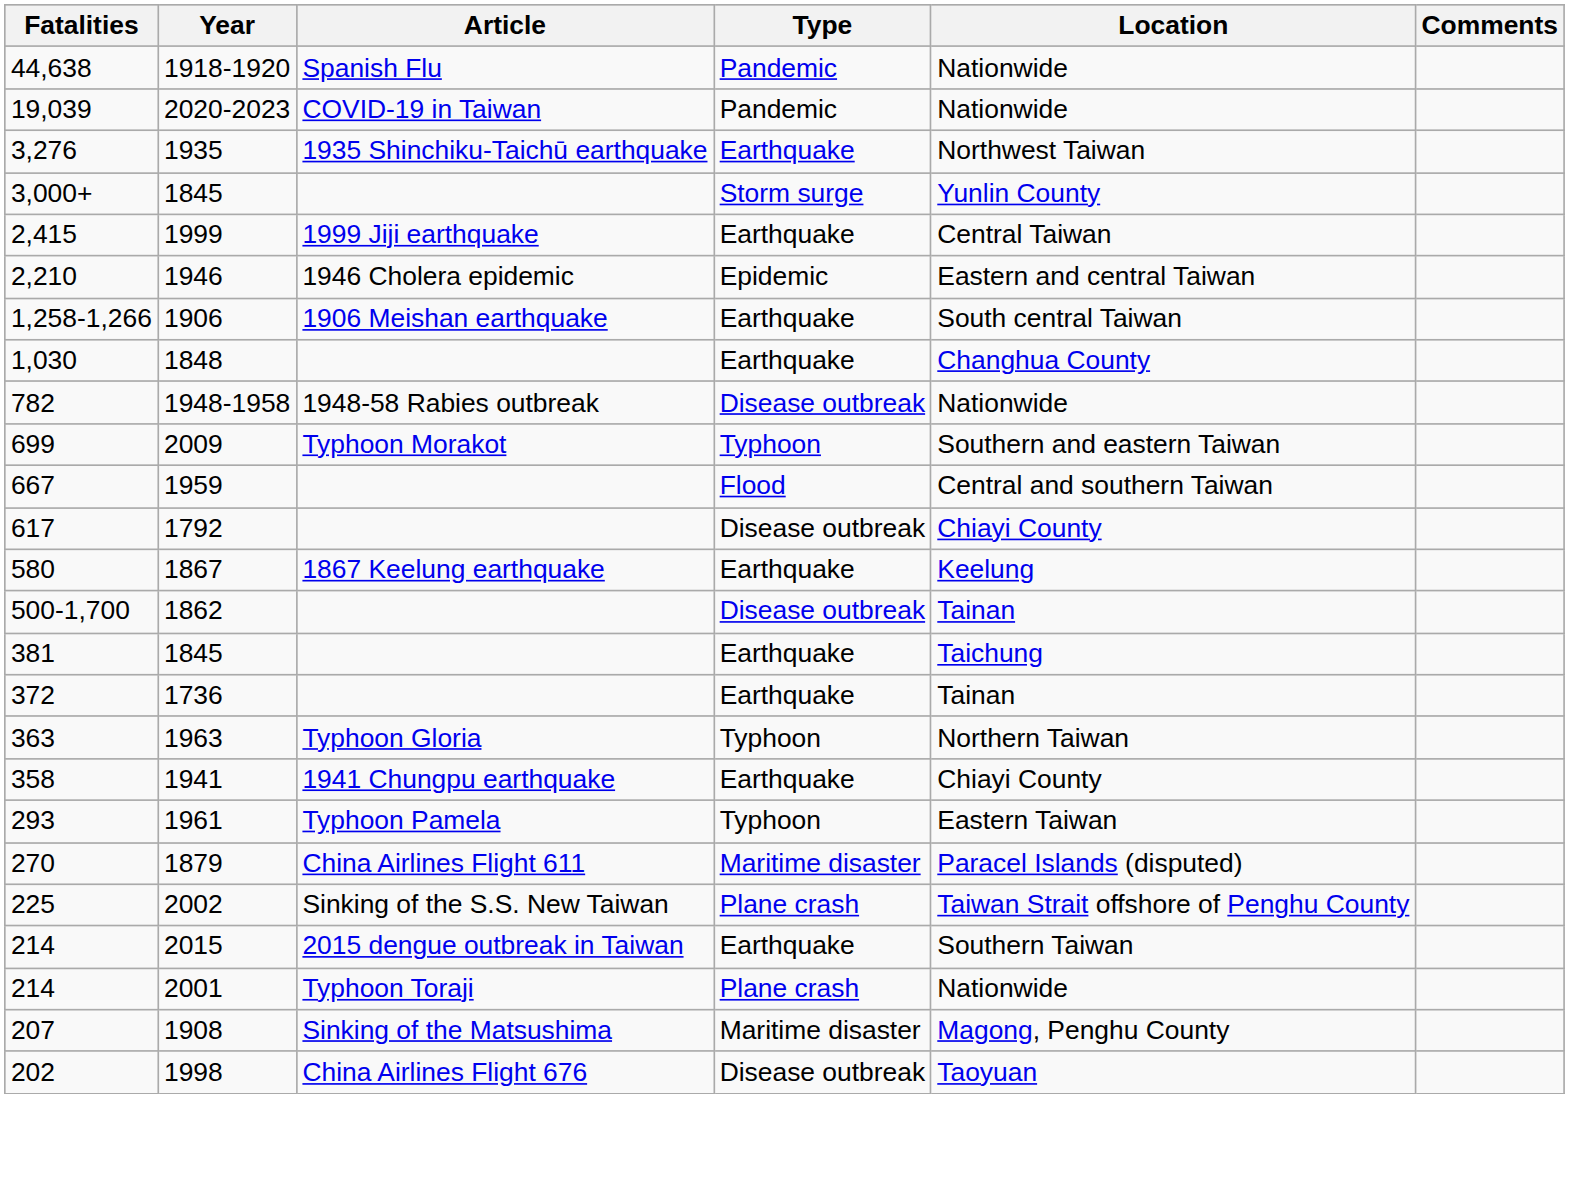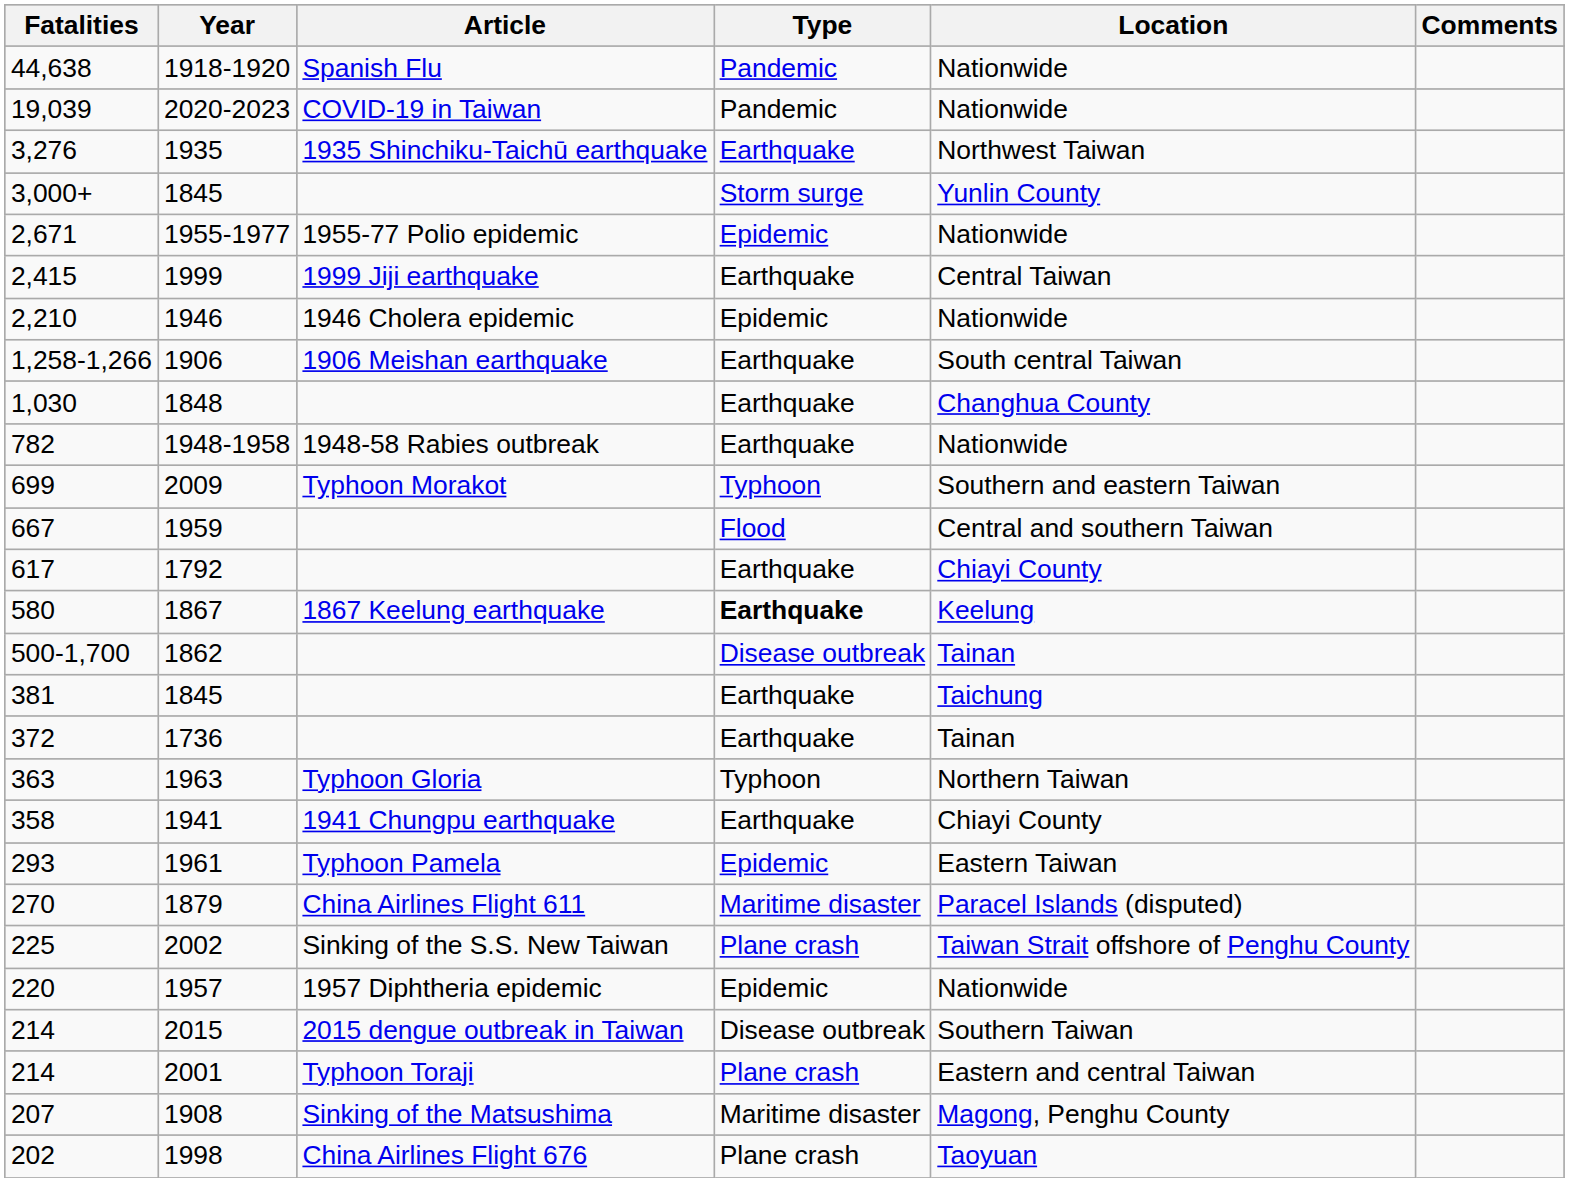+ row: (44, 234)
(1096, 276) Eastern and central Taiwan -> (1003, 318) Nationwide
(822, 402) Disease outbreak -> (787, 444) Earthquake
(822, 527) Disease outbreak -> (787, 569) Earthquake
(787, 569) normal -> (792, 611) bold
(770, 820) Typhoon -> (774, 862) Epidemic
+ row: (33, 988)
(787, 946) Earthquake -> (822, 1030) Disease outbreak
(1003, 988) Nationwide -> (1096, 1072) Eastern and central Taiwan
(822, 1072) Disease outbreak -> (789, 1155) Plane crash
